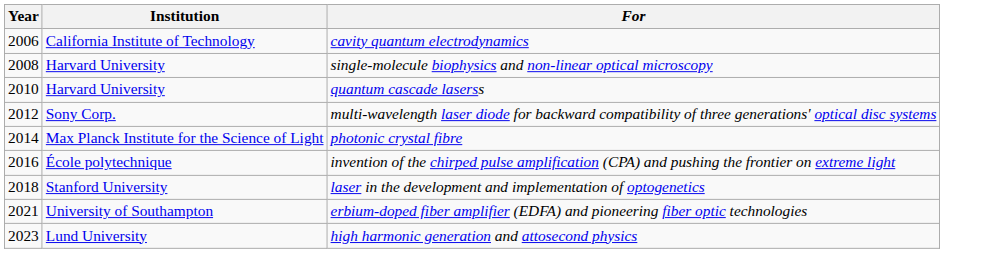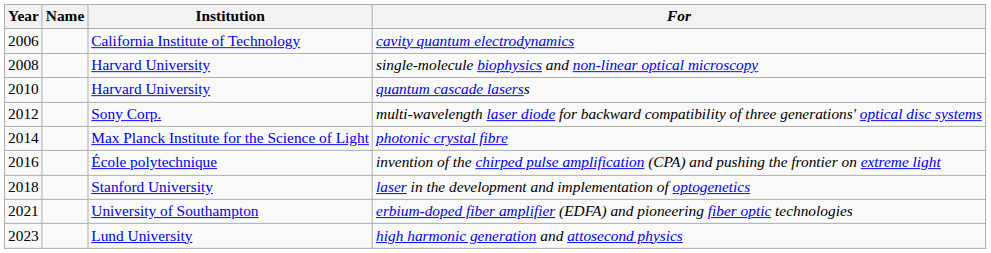+ column: (65, 16)
